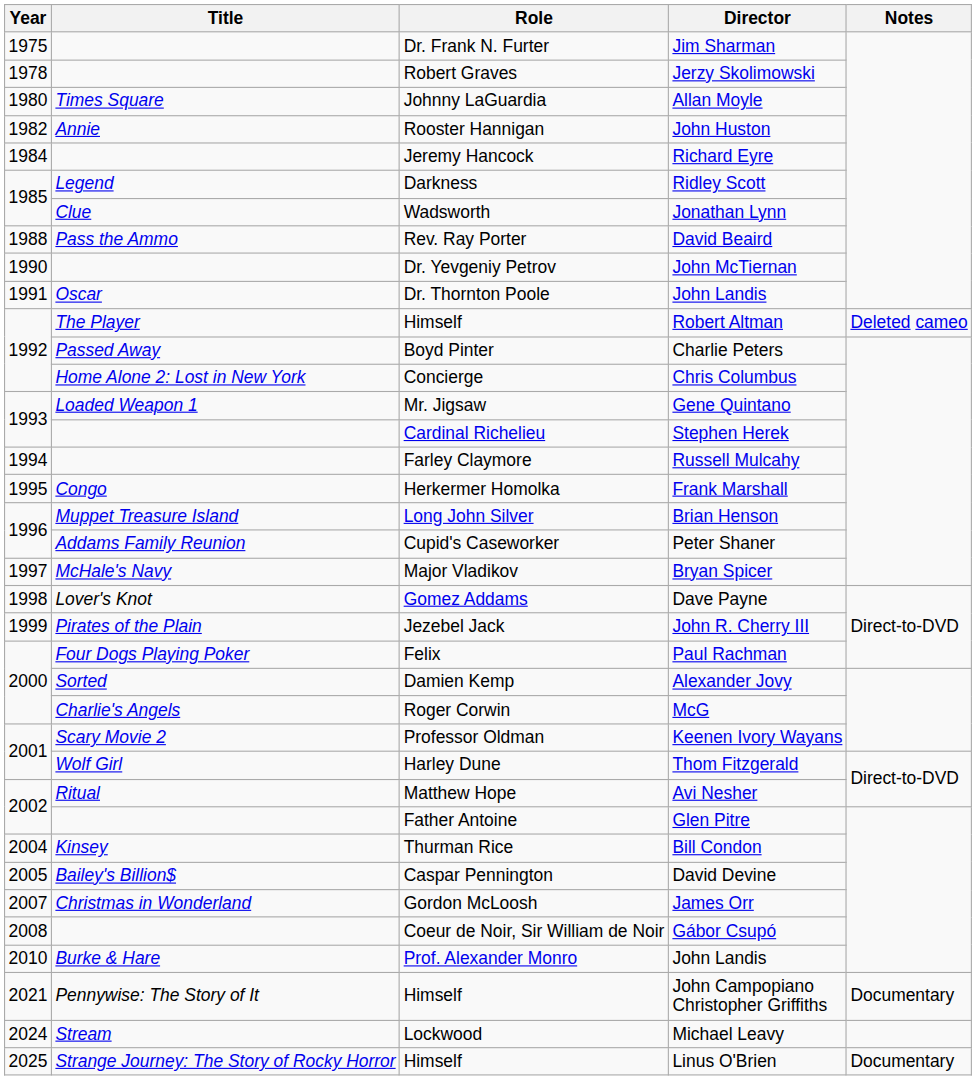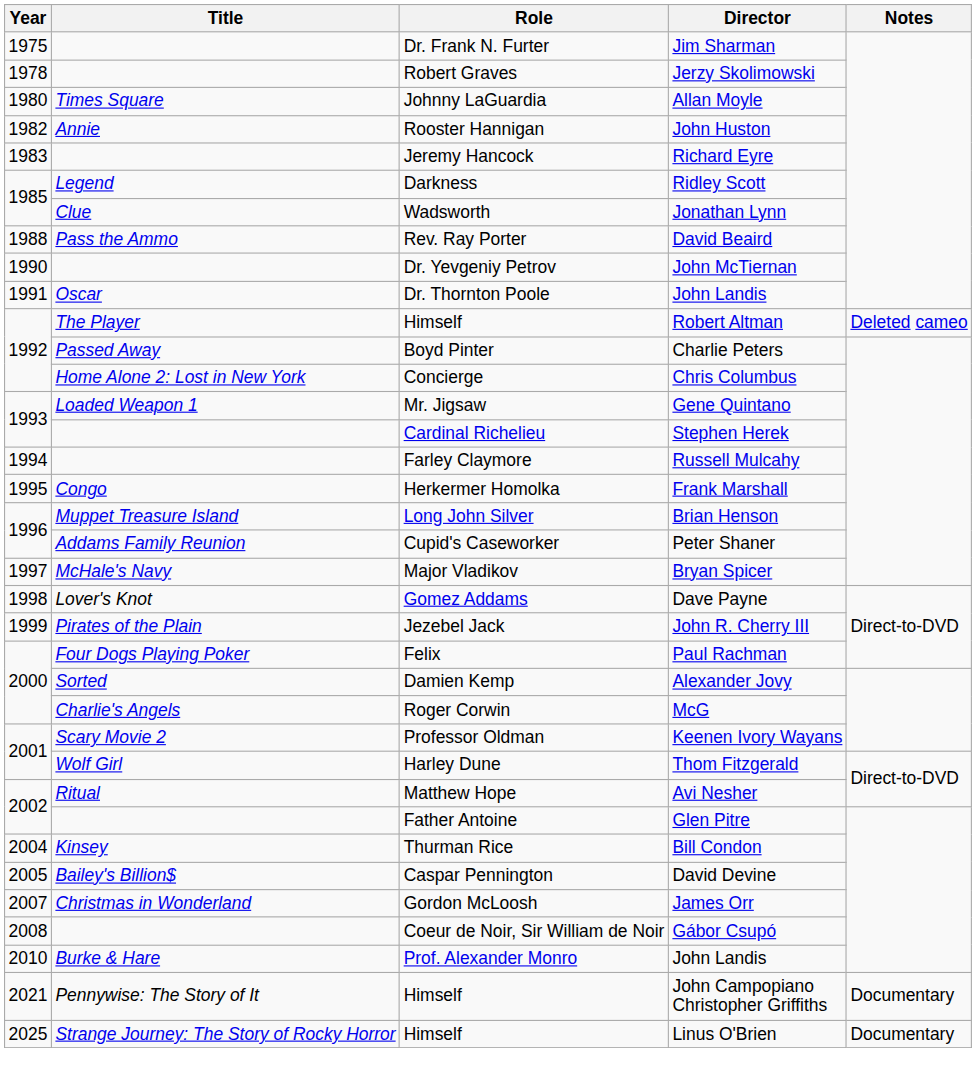(28, 156) 1984 -> (28, 156) 1983
- row: (443, 1033)
